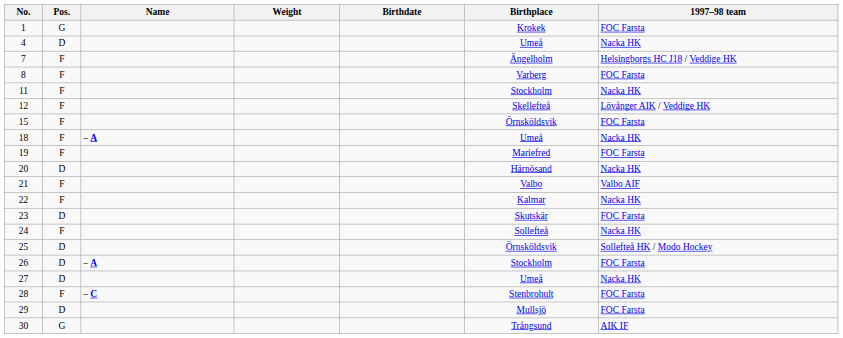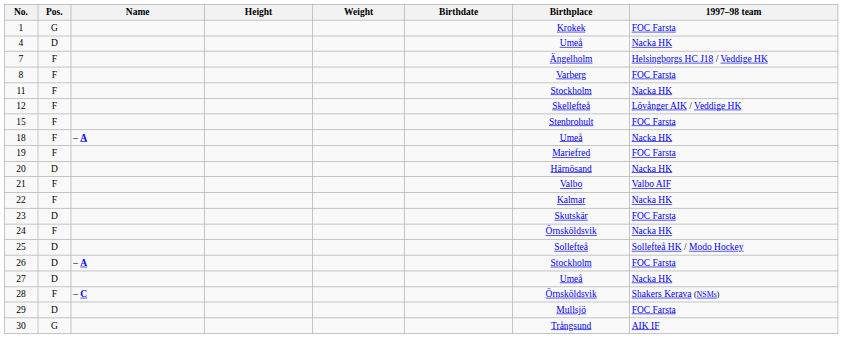+ column: (259, 12)
(531, 122) Örnsköldsvik -> (571, 122) Stenbrohult
(531, 232) Sollefteå -> (571, 232) Örnsköldsvik
(531, 247) Örnsköldsvik -> (571, 247) Sollefteå
(531, 294) Stenbrohult -> (571, 294) Örnsköldsvik
(623, 294) FOC Farsta -> (676, 294) Shakers Kerava (NSMs)
